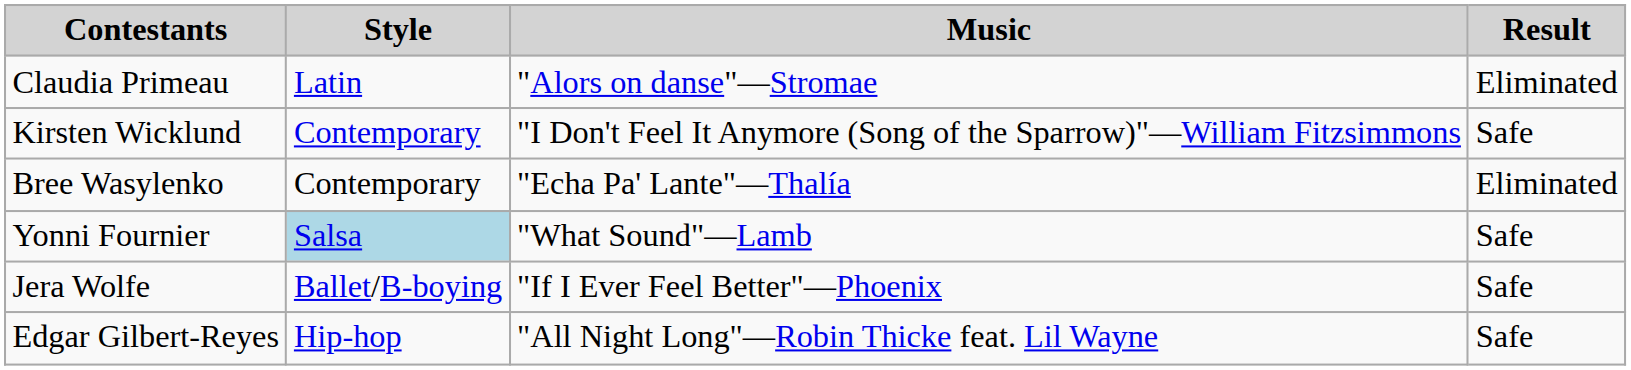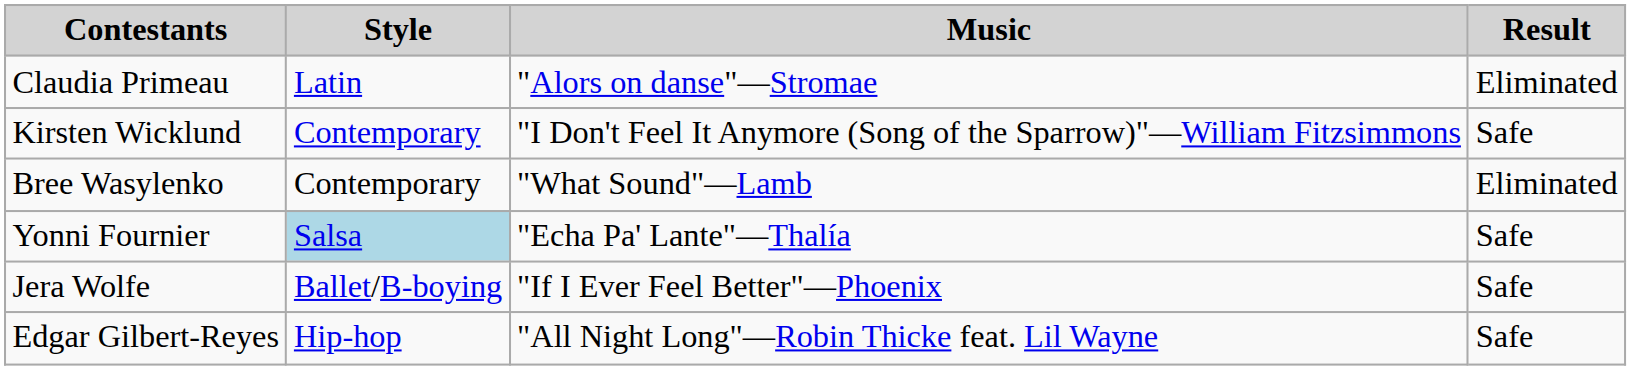(684, 183) "Echa Pa' Lante"—Thalía -> (665, 183) "What Sound"—Lamb
(665, 235) "What Sound"—Lamb -> (684, 235) "Echa Pa' Lante"—Thalía
